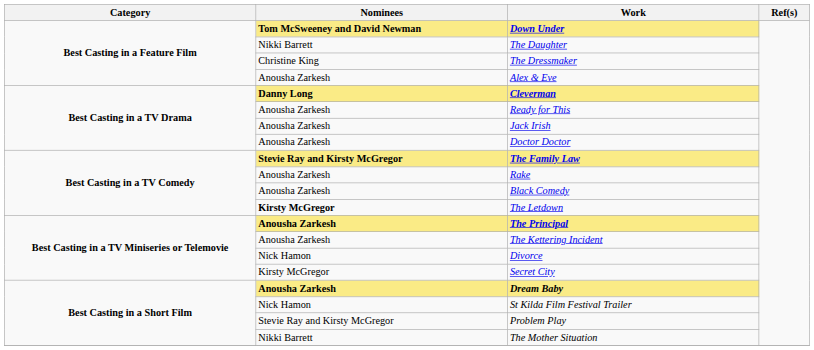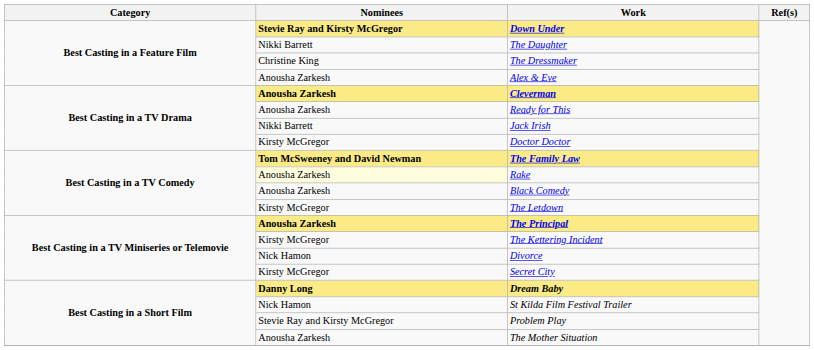(340, 28) Tom McSweeney and David Newman -> (330, 28) Stevie Ray and Kirsty McGregor
(285, 93) Danny Long -> (297, 93) Anousha Zarkesh
(294, 126) Anousha Zarkesh -> (285, 126) Nikki Barrett
(294, 142) Anousha Zarkesh -> (294, 142) Kirsty McGregor
(330, 158) Stevie Ray and Kirsty McGregor -> (340, 158) Tom McSweeney and David Newman
(294, 175) no background -> (294, 175) lightyellow background
(296, 207) bold -> (294, 207) normal
(294, 239) Anousha Zarkesh -> (294, 239) Kirsty McGregor
(297, 288) Anousha Zarkesh -> (285, 288) Danny Long
(285, 337) Nikki Barrett -> (294, 337) Anousha Zarkesh
